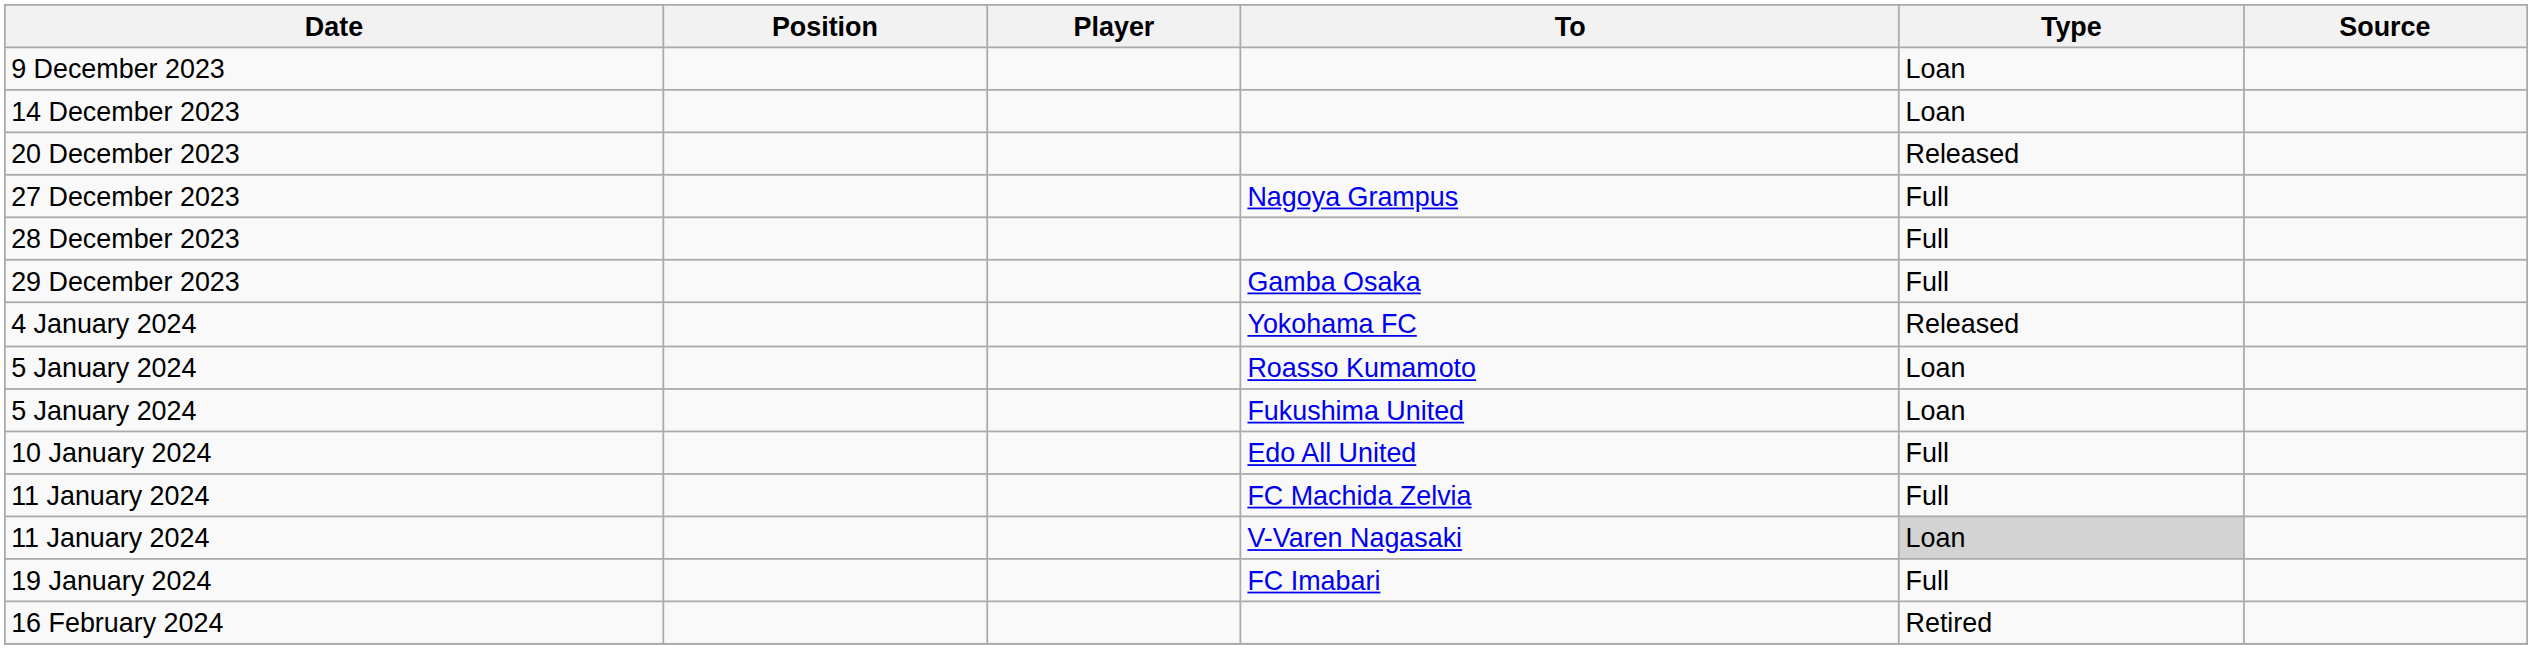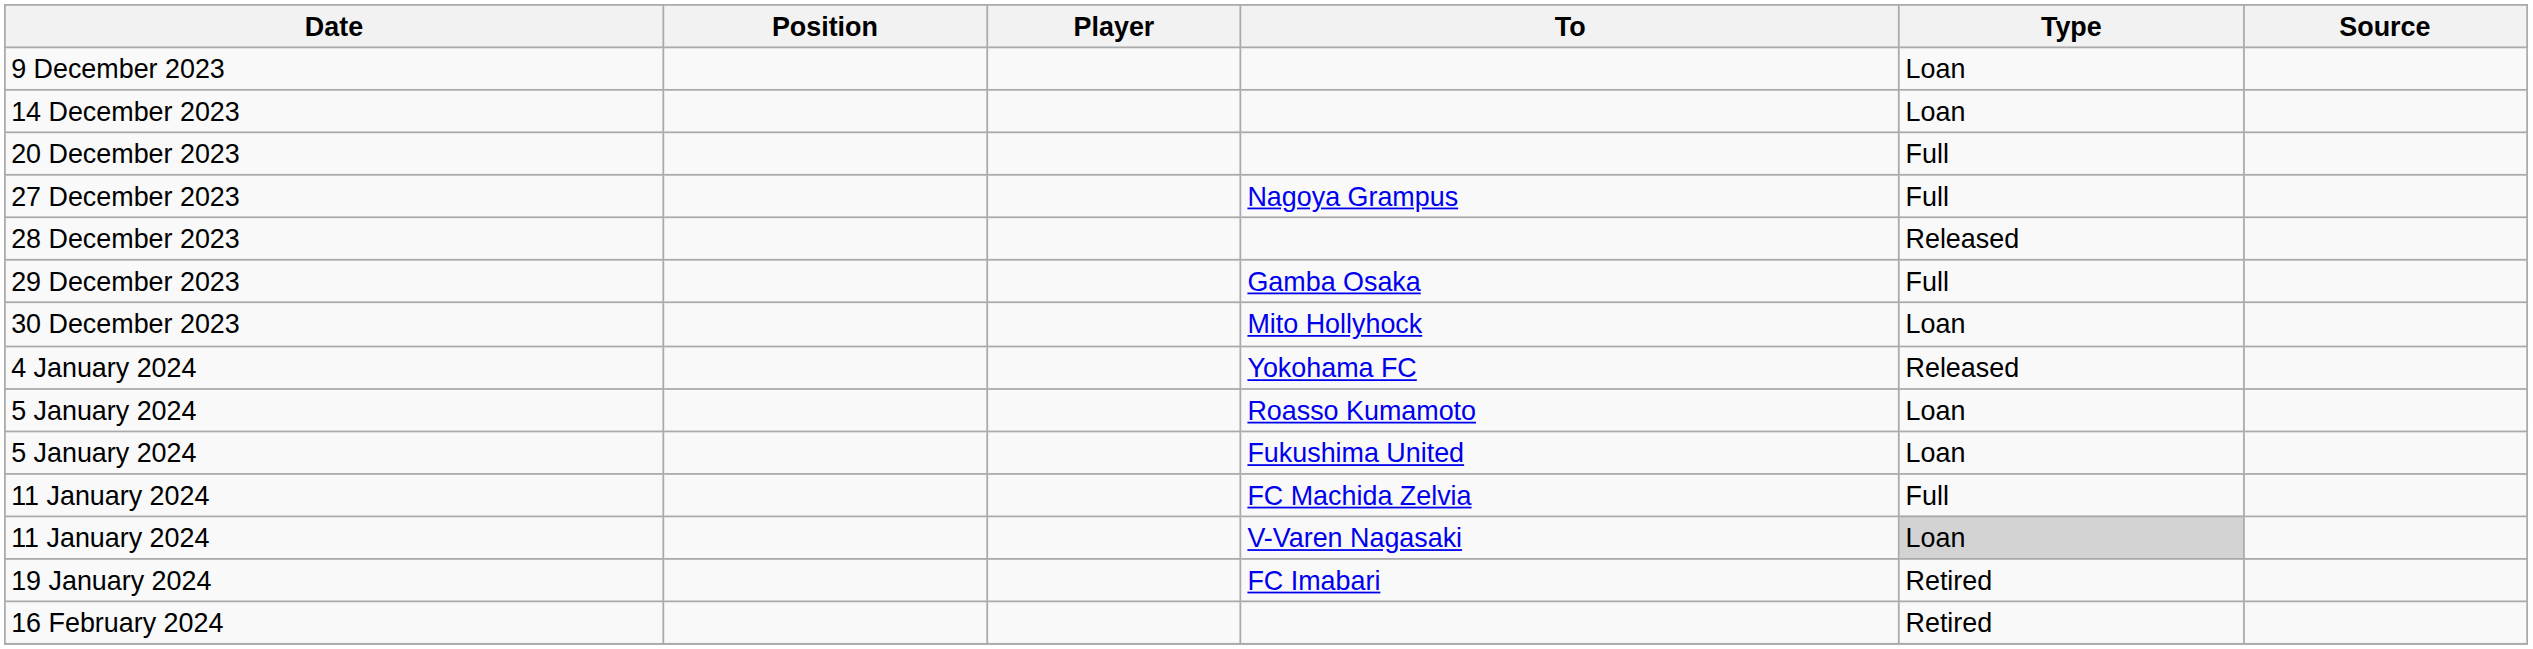(1962, 154) Released -> (1927, 154) Full
(1927, 239) Full -> (1962, 239) Released
+ row: (125, 325)
- row: (111, 452)
(1927, 580) Full -> (1949, 580) Retired
